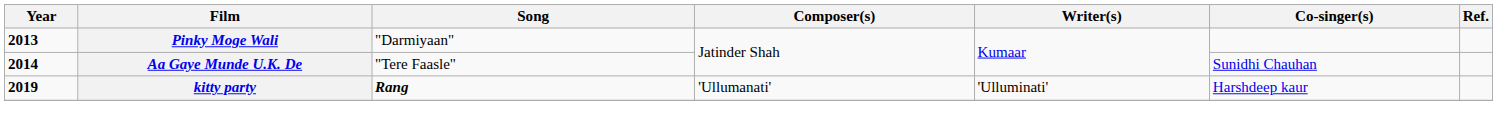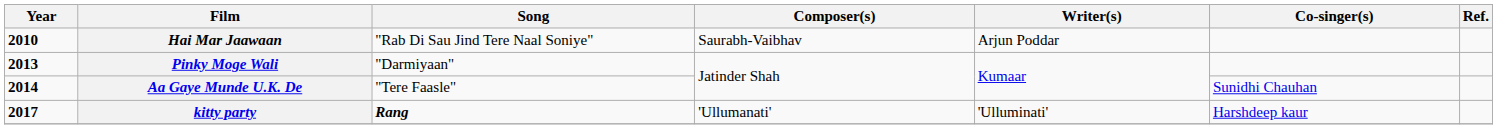+ row: (225, 40)
(23, 87) 2019 -> (23, 111) 2017
